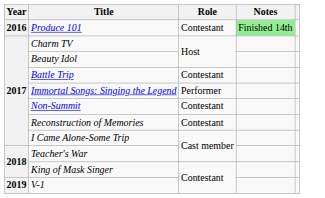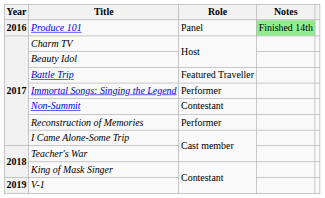(202, 28) Contestant -> (192, 28) Panel
(202, 75) Contestant -> (218, 75) Featured Traveller
(202, 122) Contestant -> (201, 122) Performer
